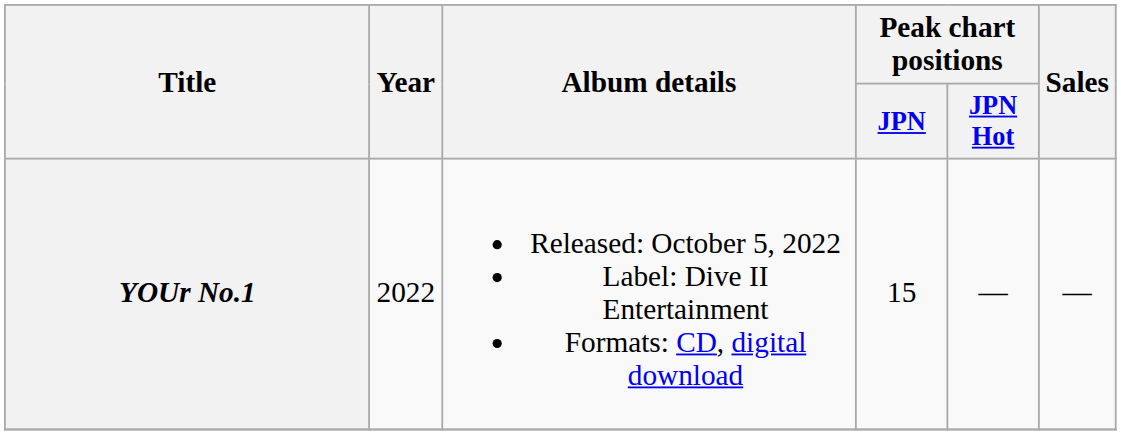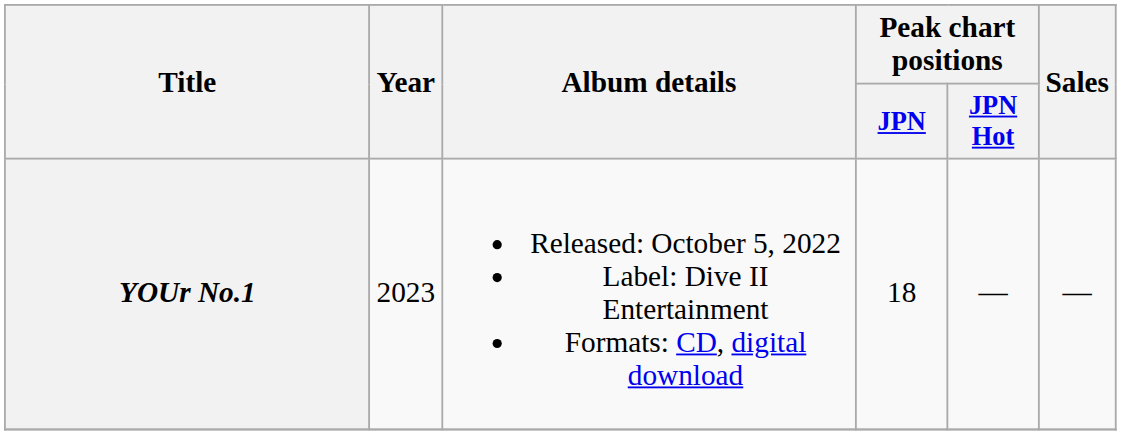(406, 293) 2022 -> (406, 293) 2023
(902, 293) 15 -> (902, 293) 18
